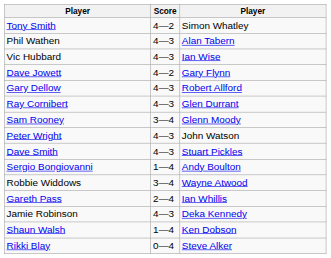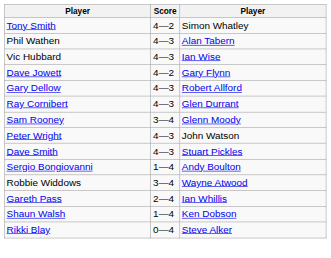- row: (42, 214)
